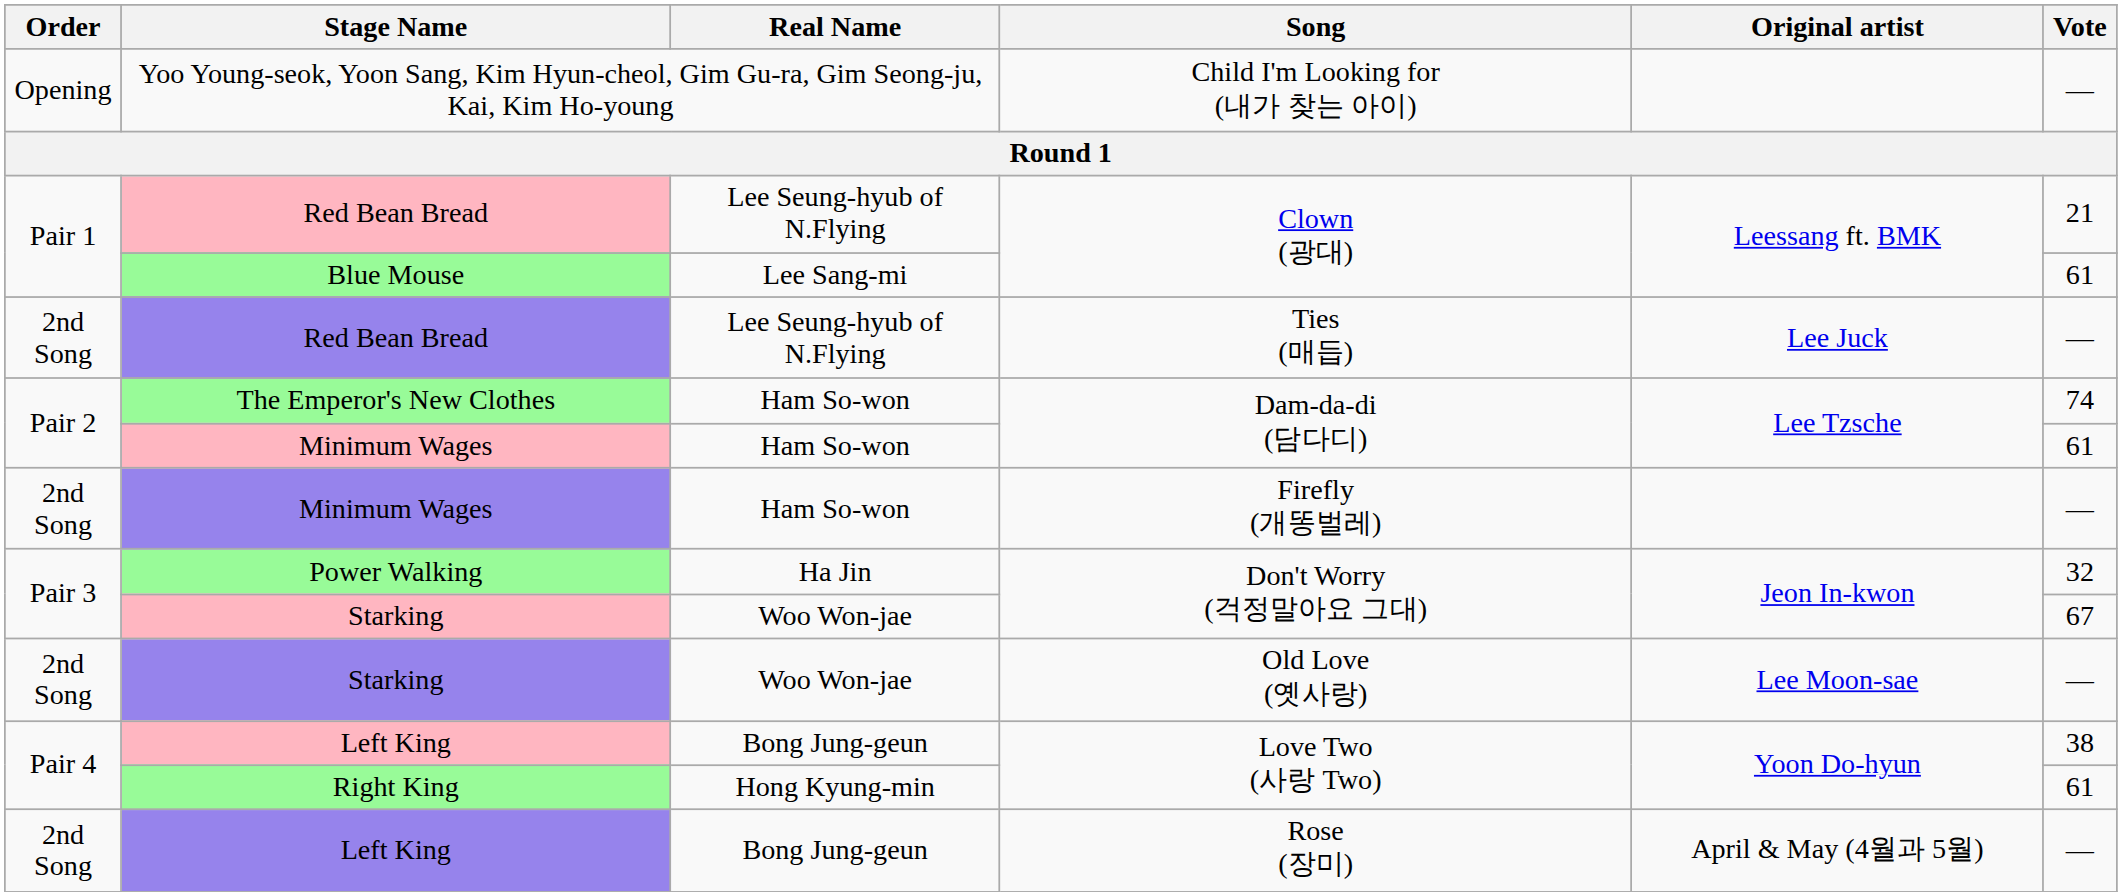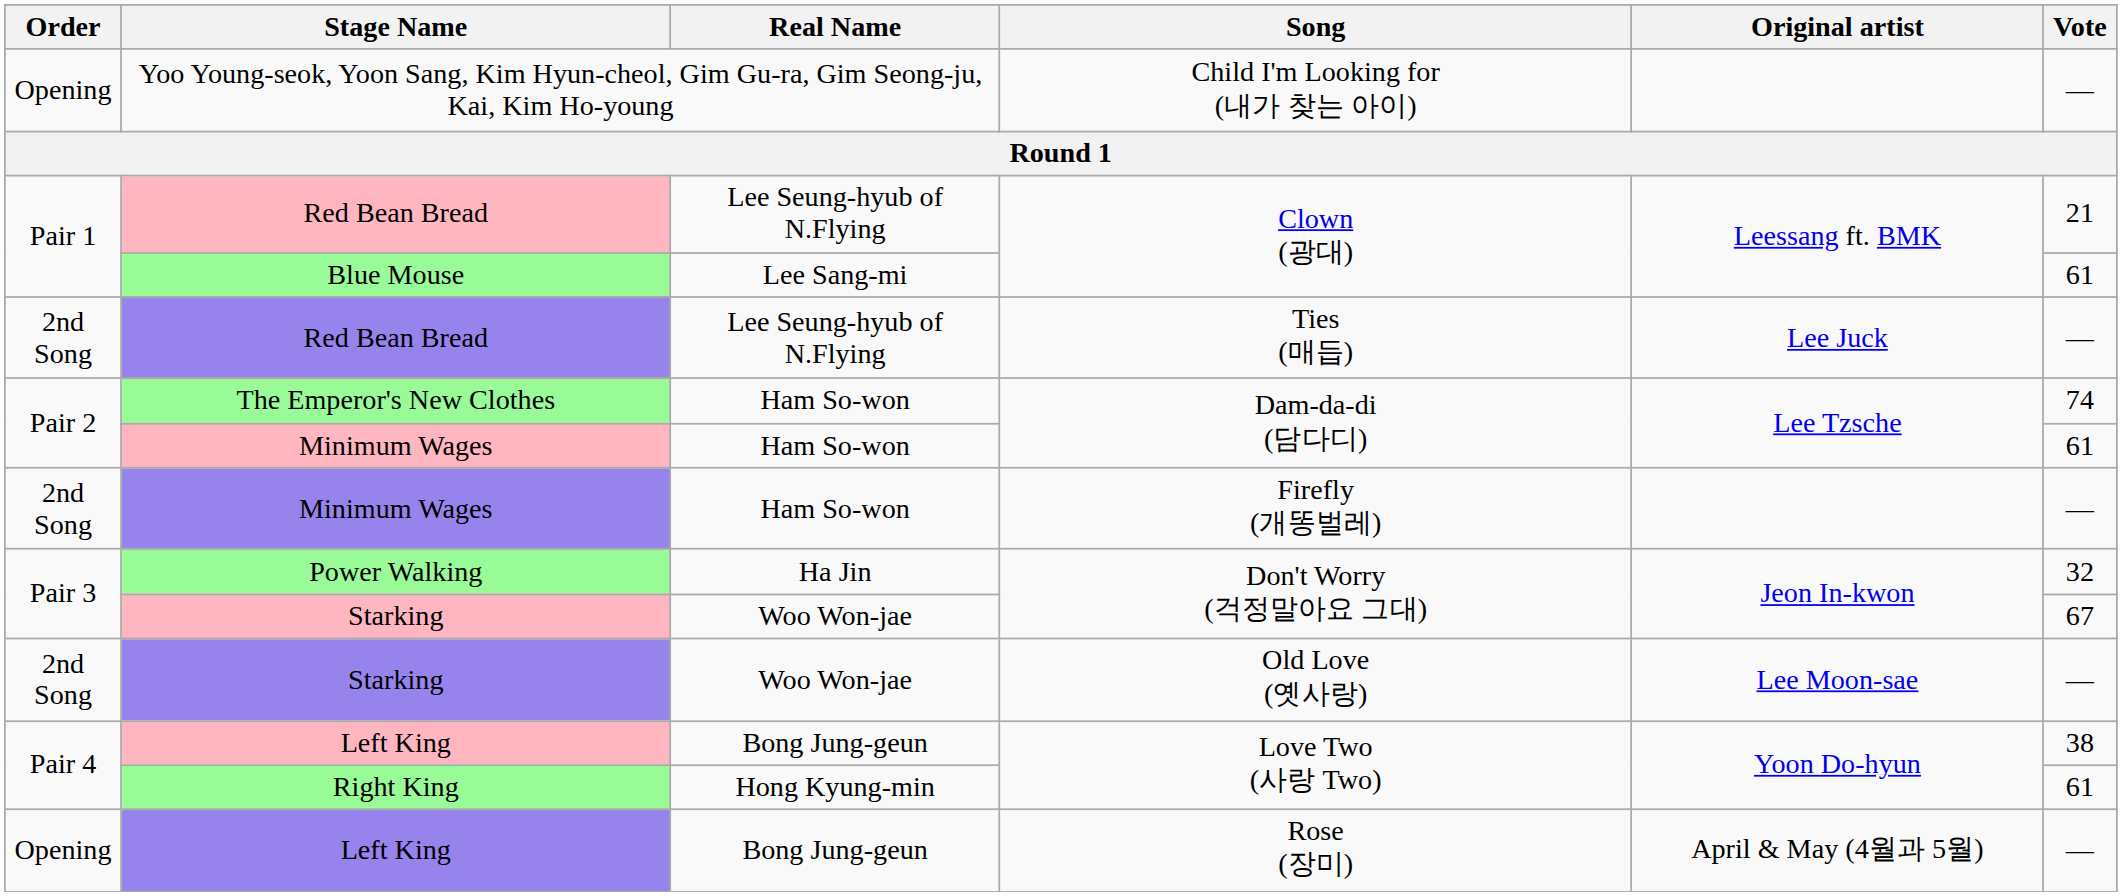(63, 850) 2nd Song -> (63, 850) Opening
